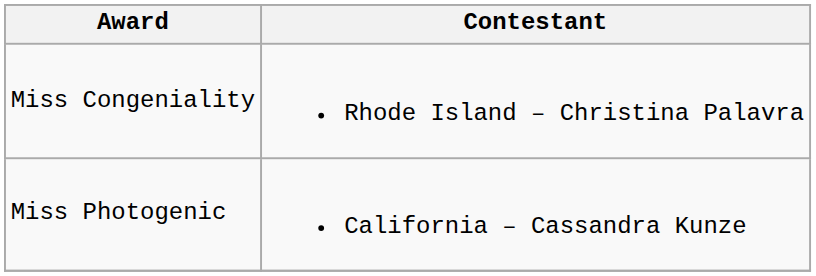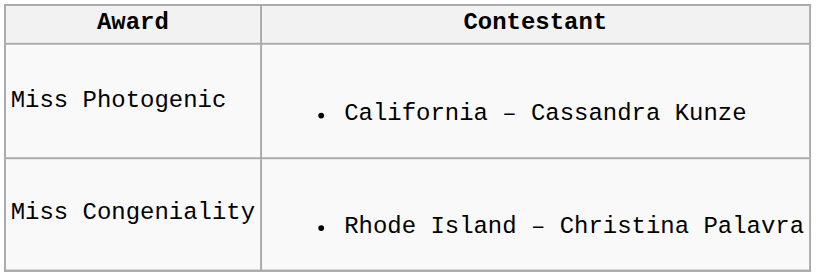rows swapped: (133, 101) <-> (119, 215)
